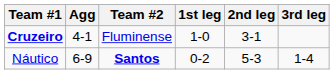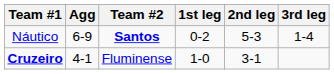rows swapped: (35, 58) <-> (35, 36)
